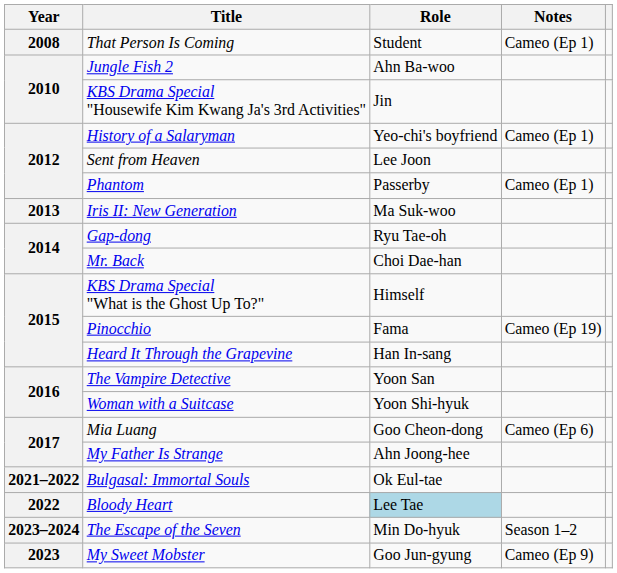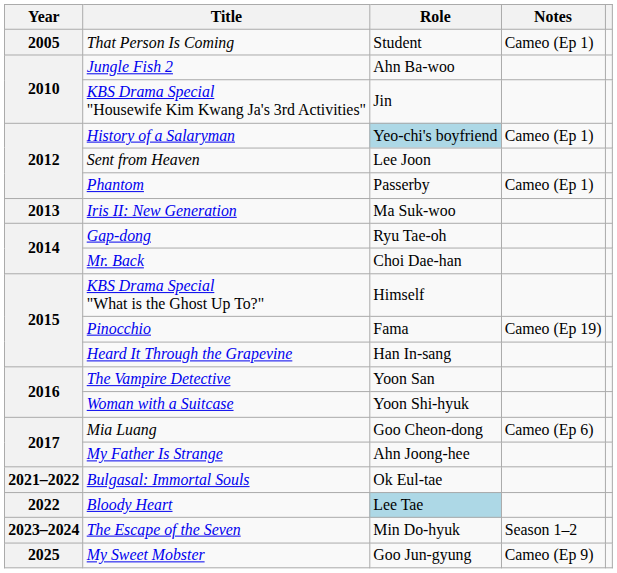(44, 42) 2008 -> (44, 42) 2005
(435, 135) no background -> (435, 135) lightblue background
(44, 555) 2023 -> (44, 555) 2025
